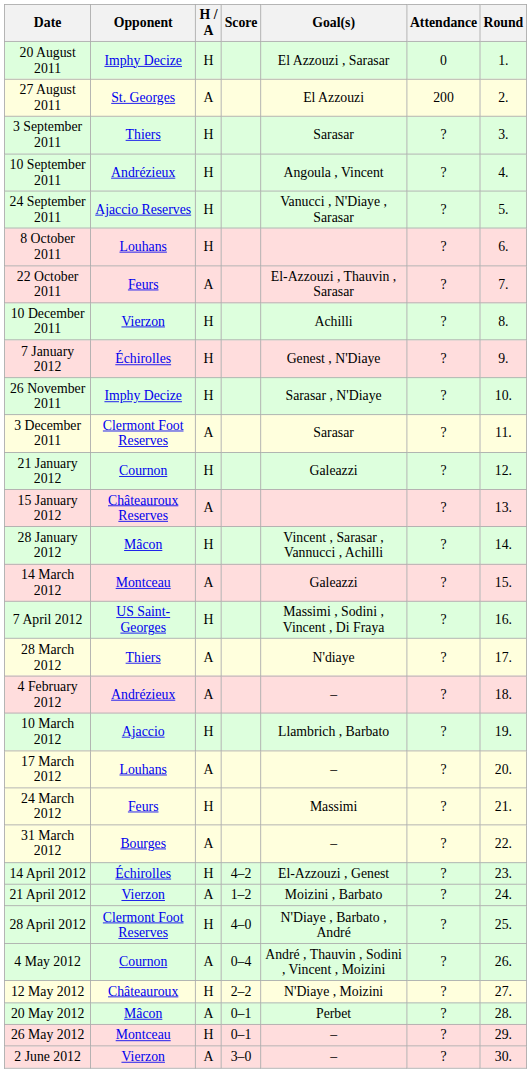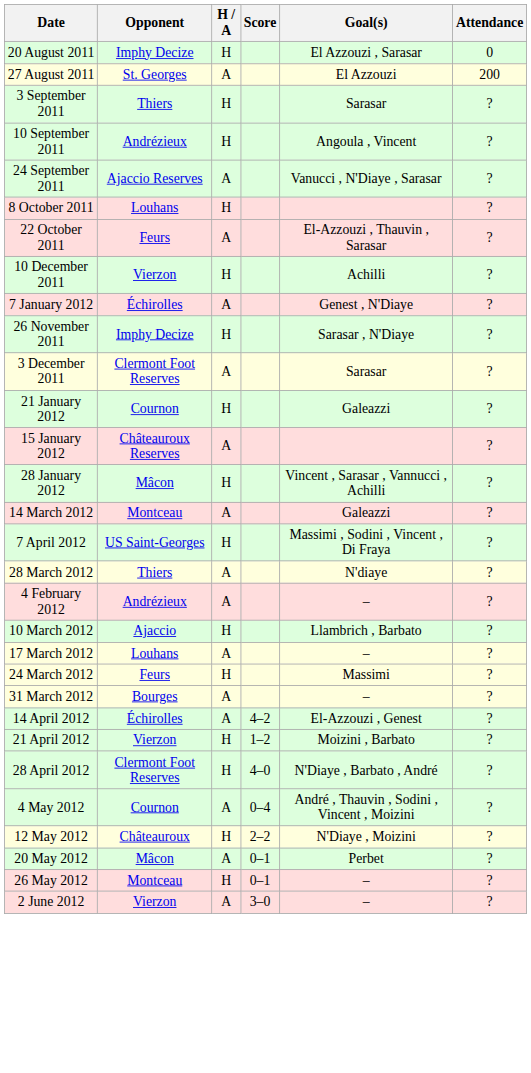- column: (503, 23)
(209, 209) H -> (226, 178) A
(209, 358) H -> (226, 304) A
(209, 873) H -> (226, 718) A
(209, 895) A -> (226, 740) H
